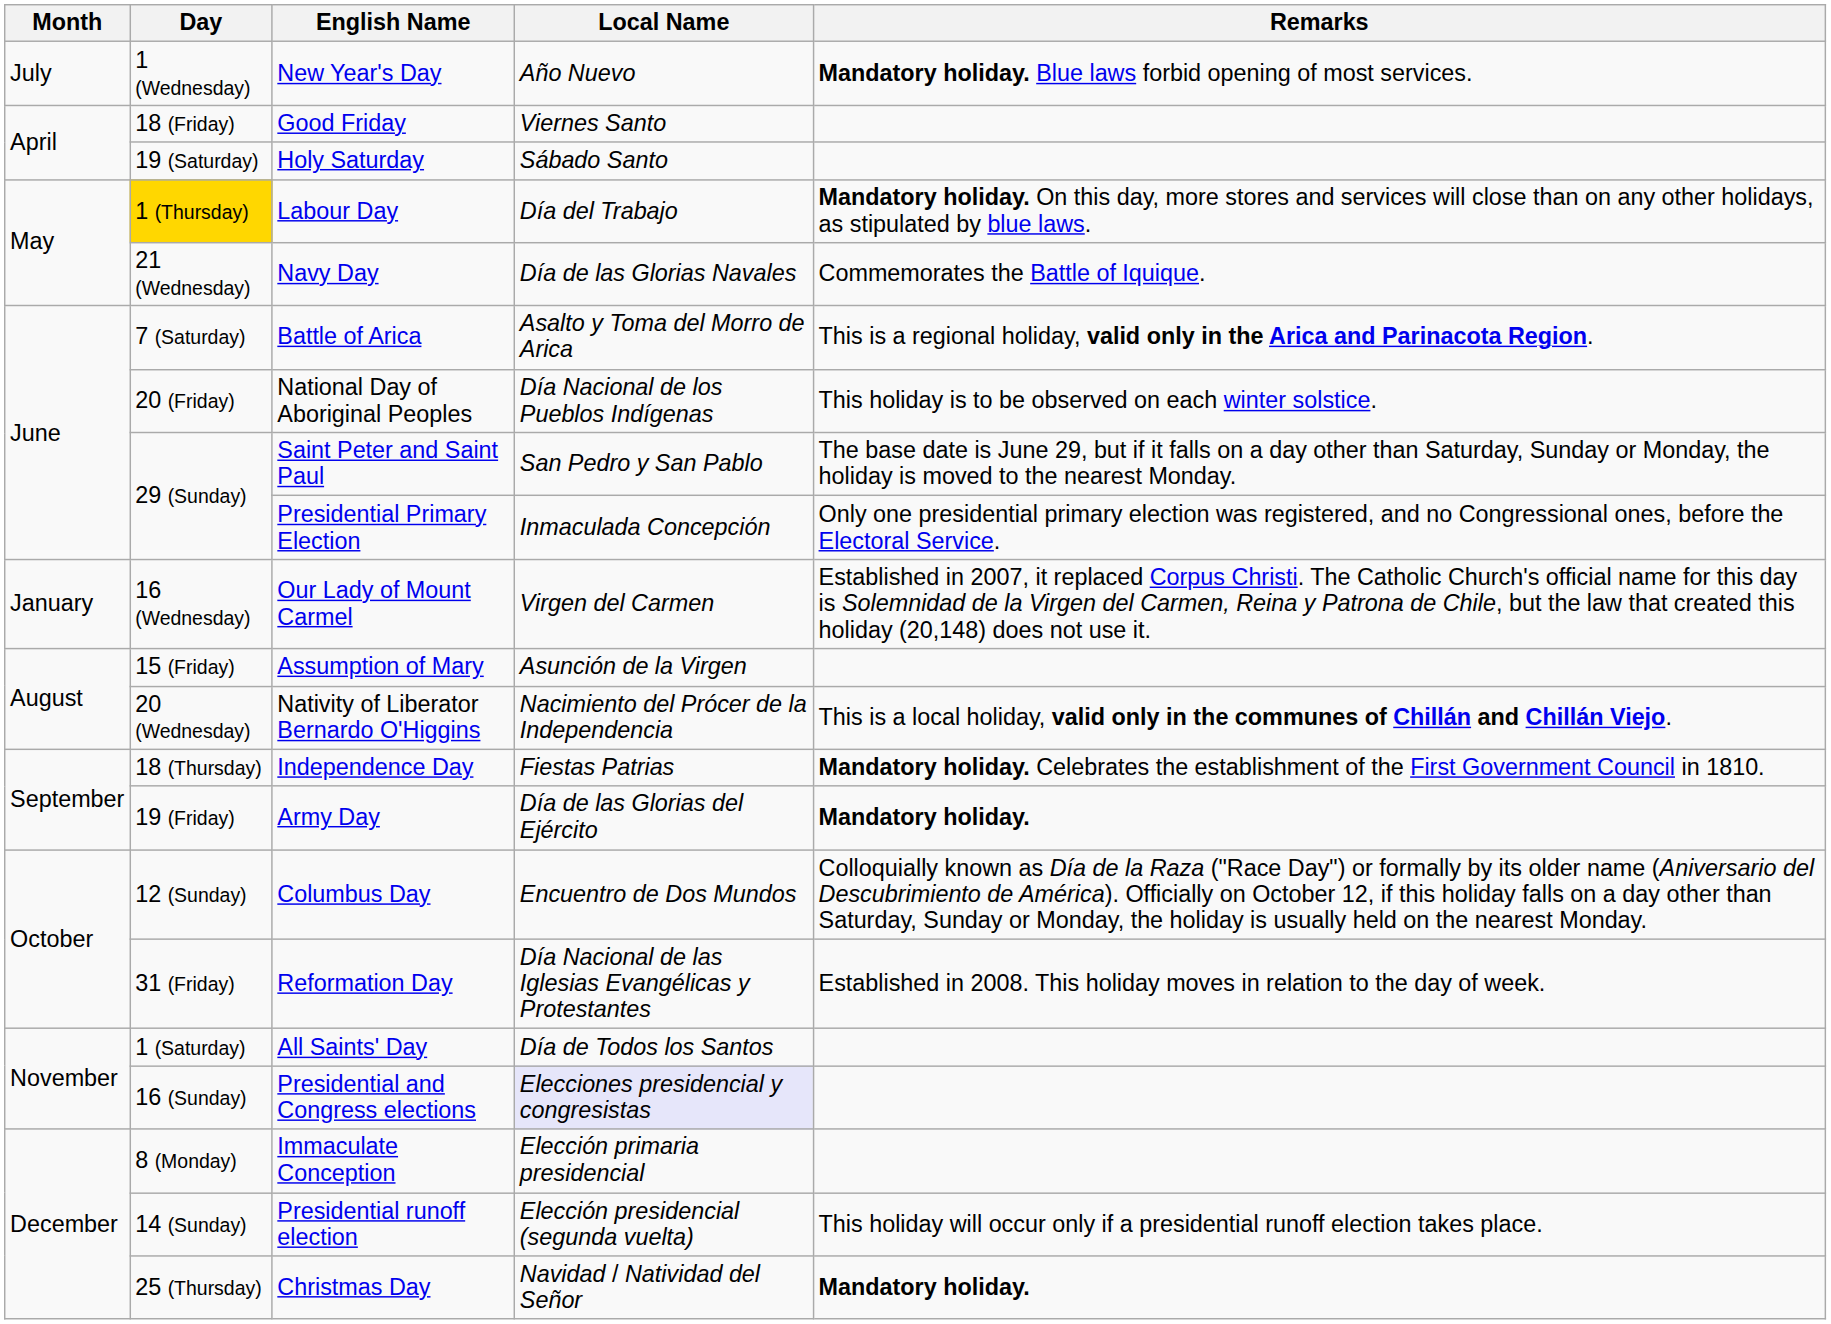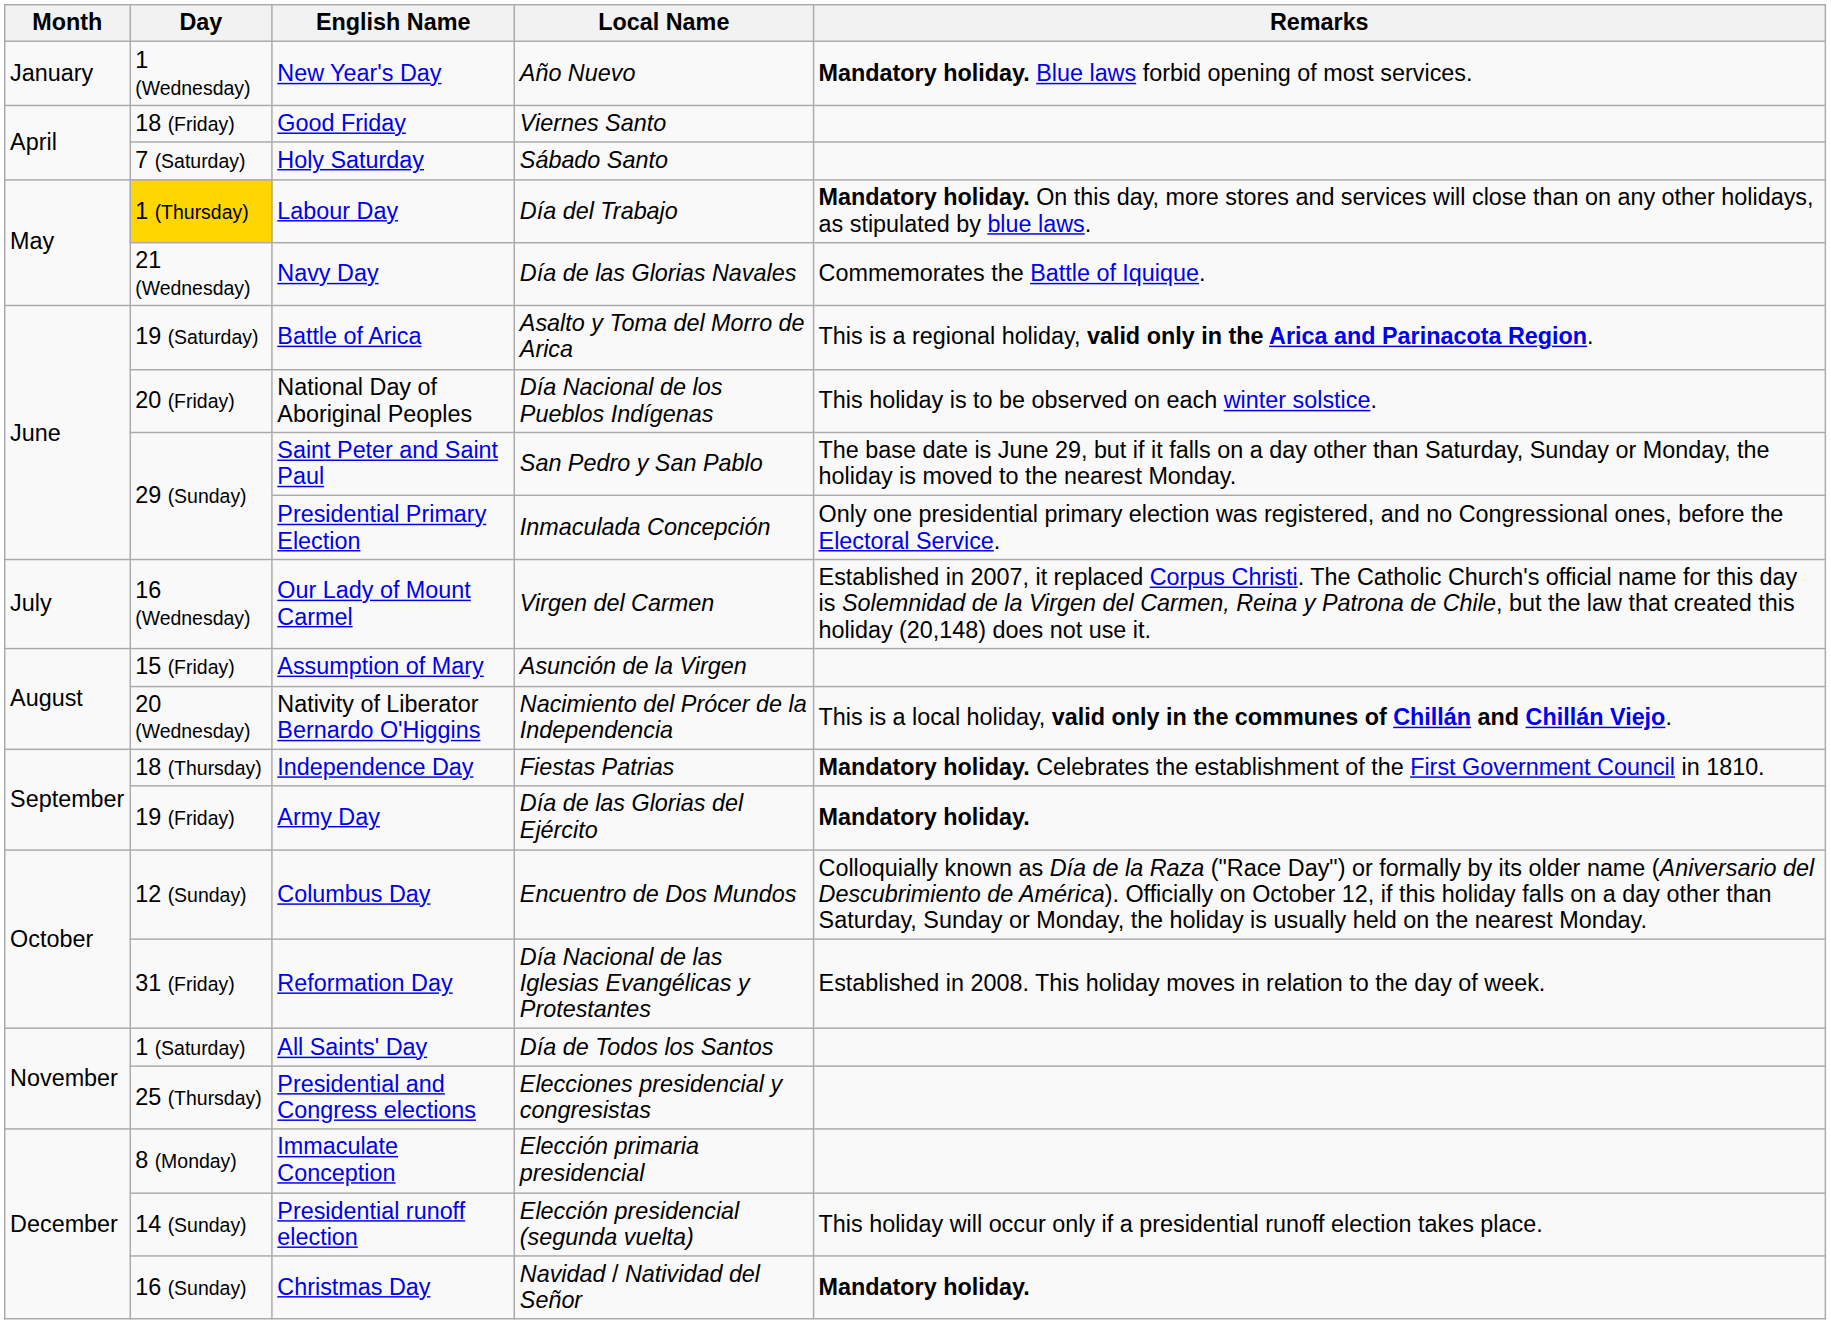(31, 73) July -> (52, 73) January
(197, 160) 19 (Saturday) -> (190, 160) 7 (Saturday)
(190, 337) 7 (Saturday) -> (197, 337) 19 (Saturday)
(52, 603) January -> (31, 603) July
(191, 1097) 16 (Sunday) -> (198, 1097) 25 (Thursday)
(651, 1097) lavender background -> (651, 1097) no background
(198, 1287) 25 (Thursday) -> (191, 1287) 16 (Sunday)
